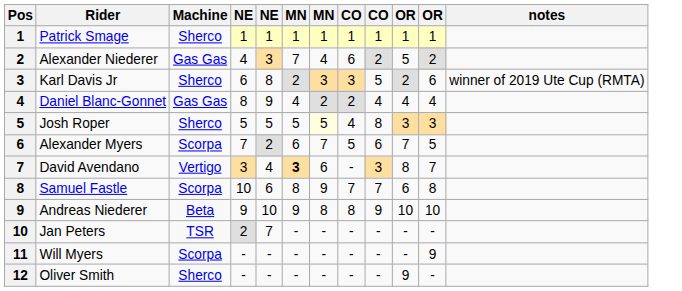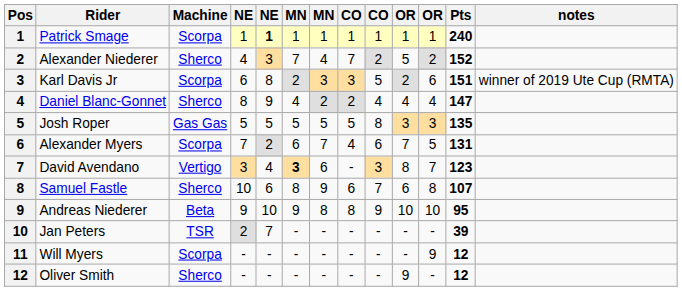+ column: (461, 15)
(200, 37) Sherco -> (200, 37) Scorpa
(269, 37) normal -> (269, 37) bold
(200, 58) Gas Gas -> (200, 58) Sherco
(351, 58) 6 -> (351, 58) 7
(200, 80) Sherco -> (200, 80) Scorpa
(200, 102) Gas Gas -> (200, 102) Sherco
(200, 123) Sherco -> (200, 123) Gas Gas
(324, 123) lightyellow background -> (324, 123) no background
(351, 123) 4 -> (351, 123) 5
(351, 145) 5 -> (351, 145) 4
(200, 188) Scorpa -> (200, 188) Sherco
(351, 188) 7 -> (351, 188) 6
